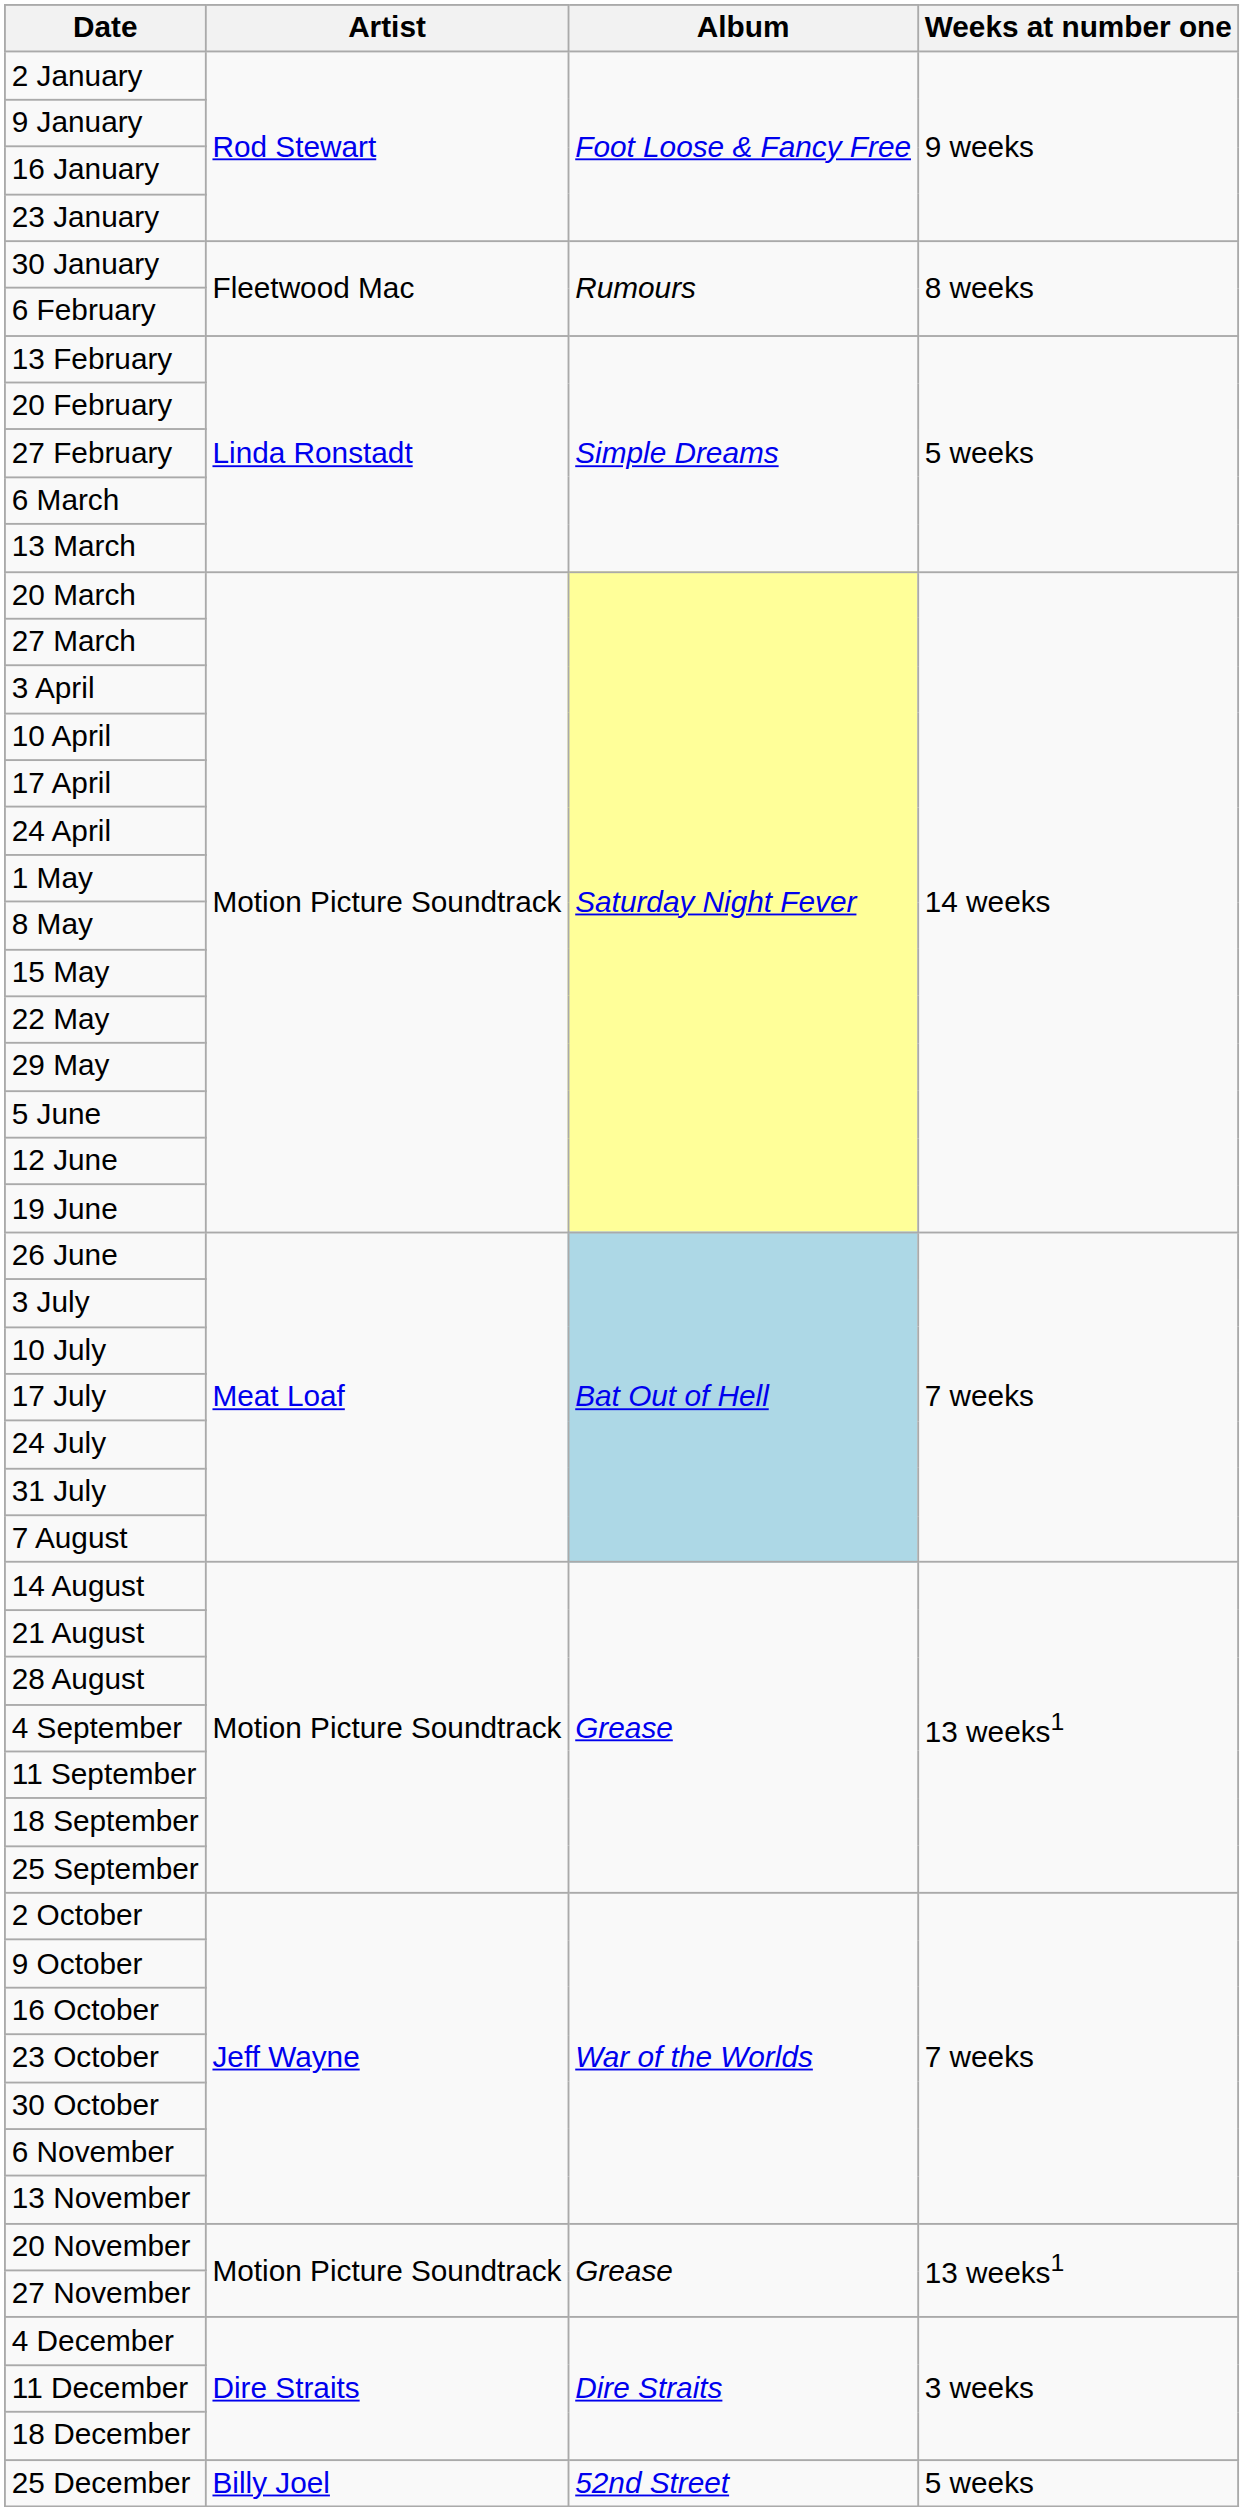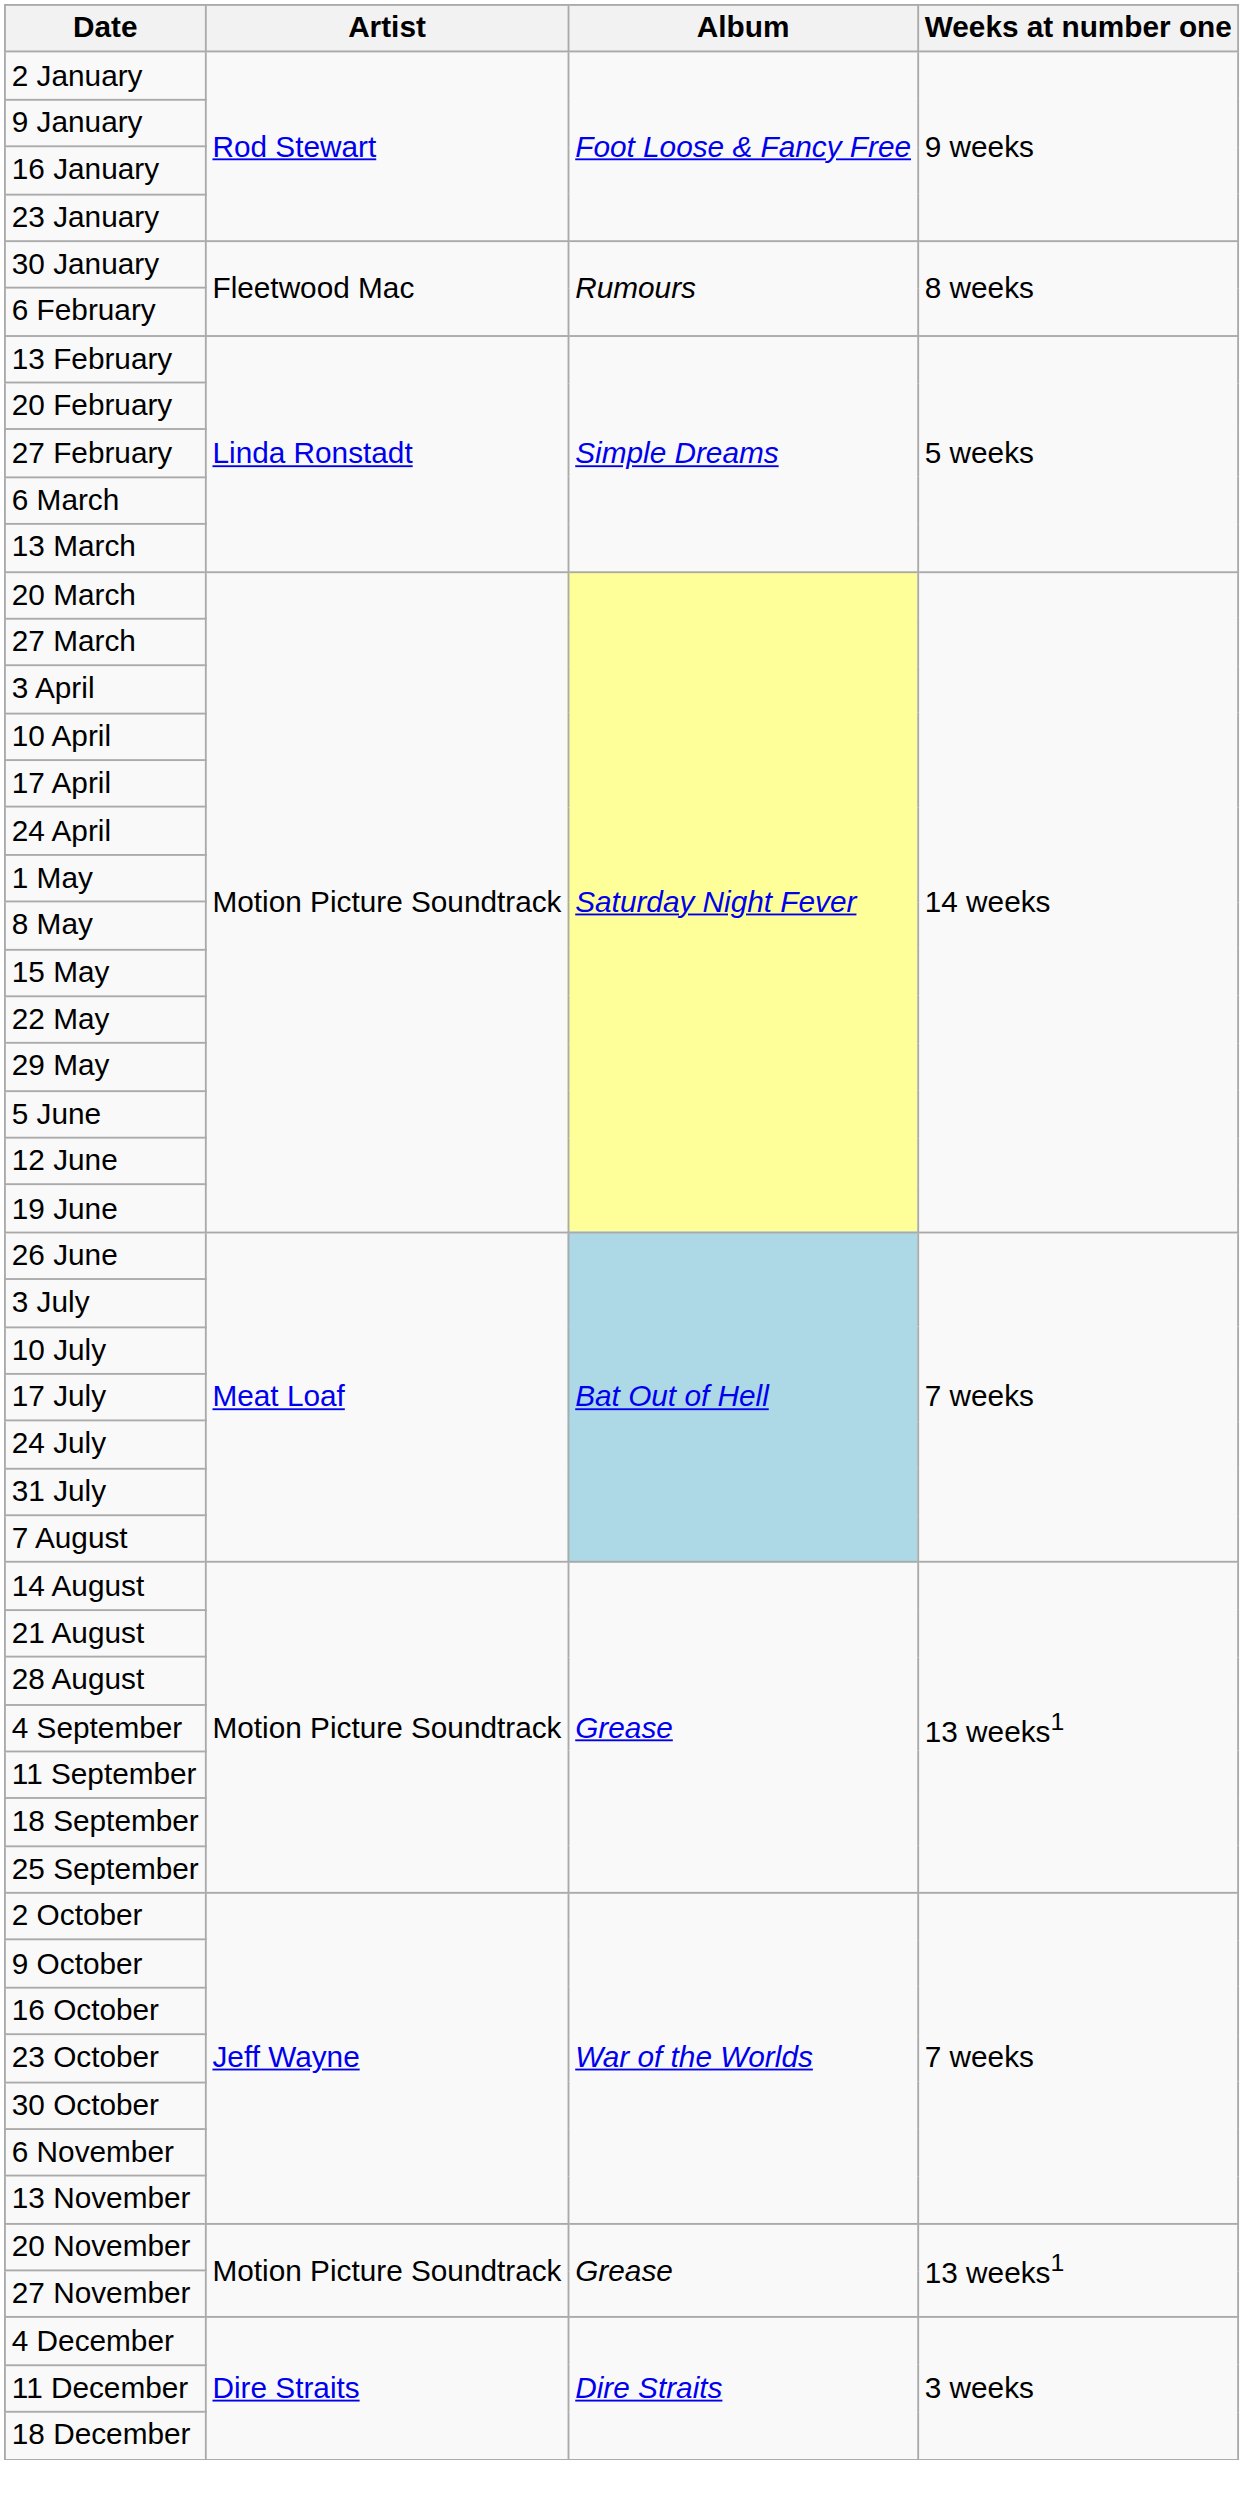- row: (101, 2482)
